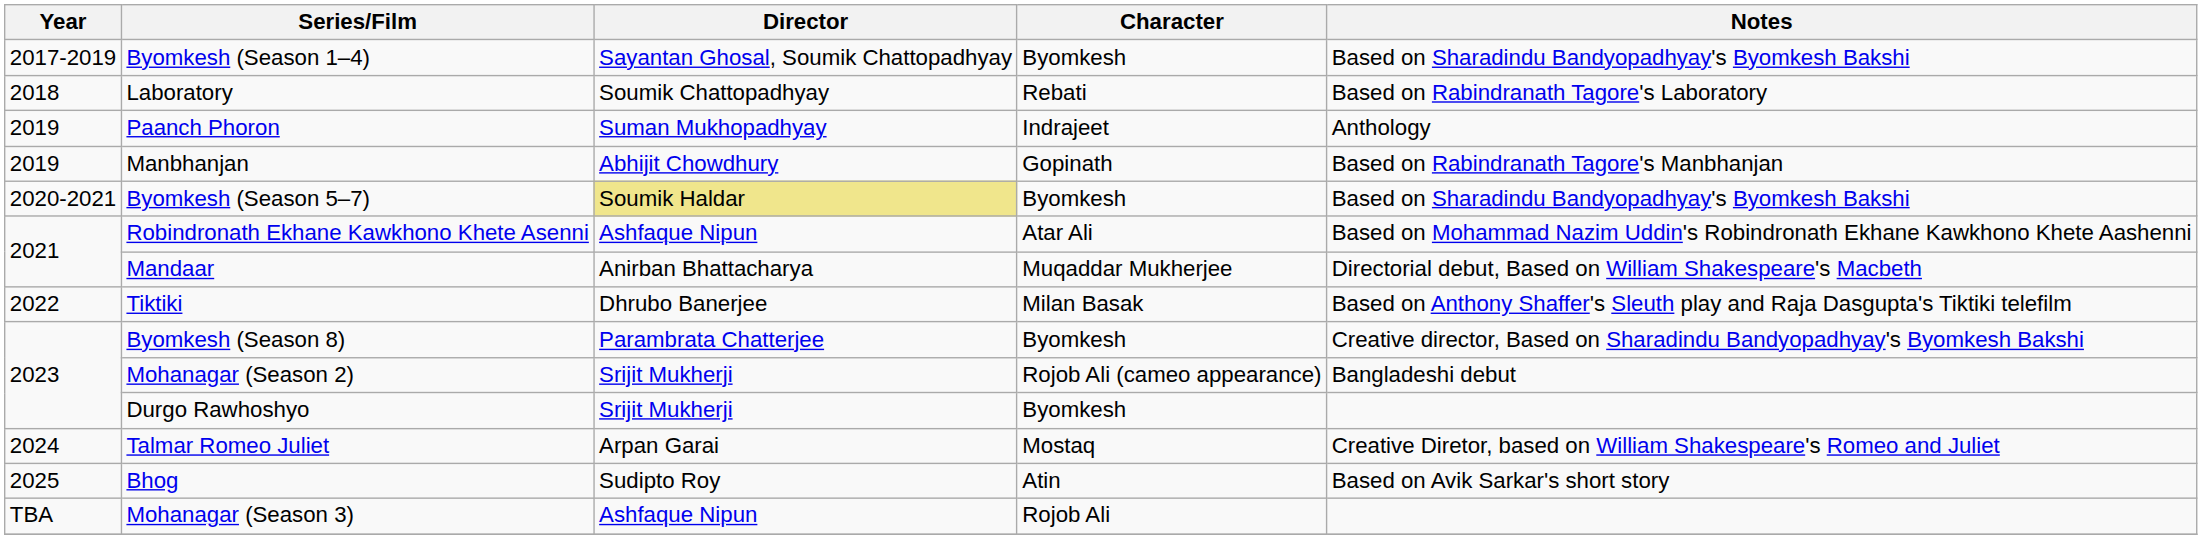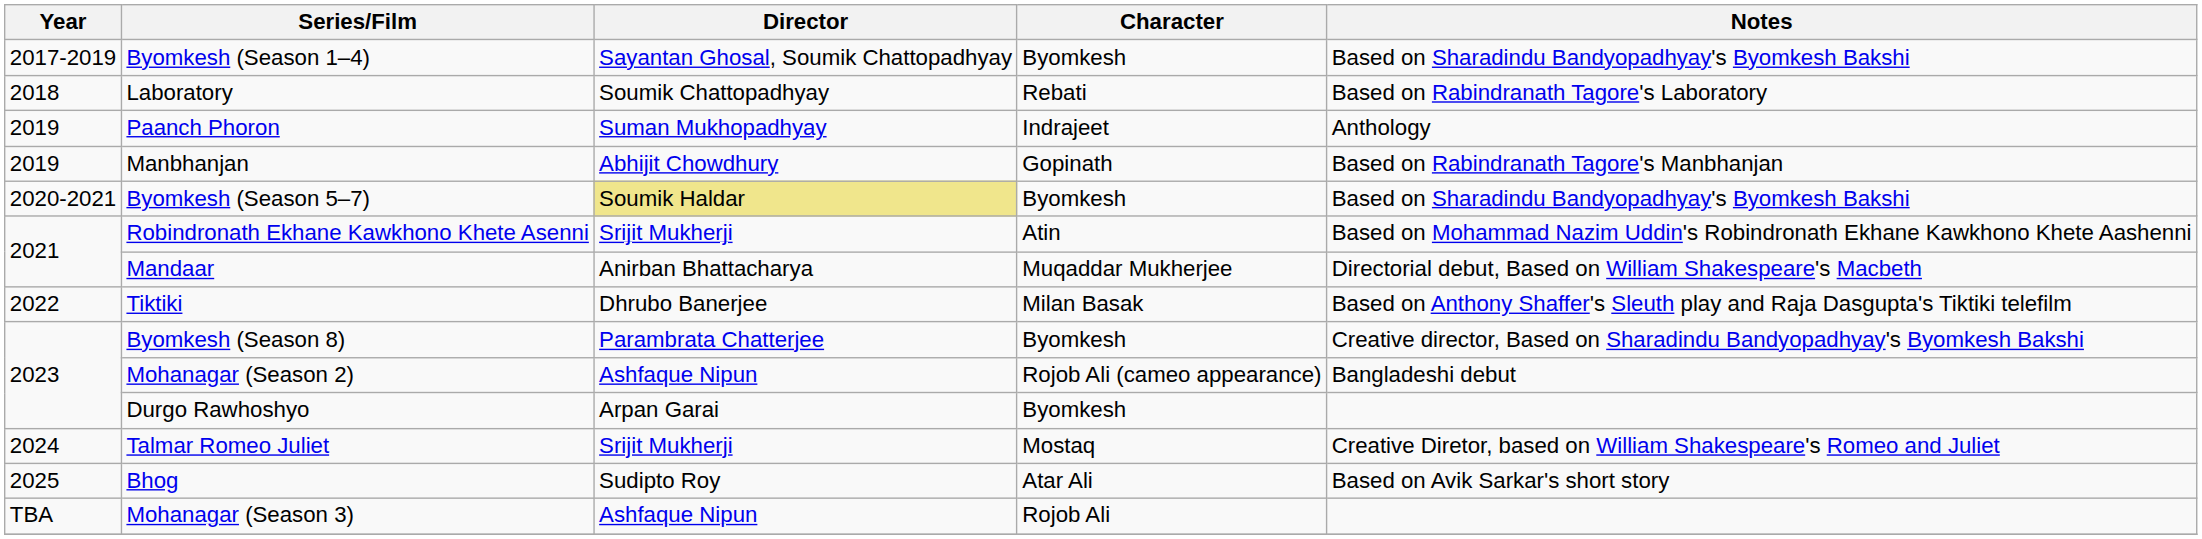(678, 233) Ashfaque Nipun -> (666, 233) Srijit Mukherji
(1058, 233) Atar Ali -> (1041, 233) Atin
(666, 374) Srijit Mukherji -> (678, 374) Ashfaque Nipun
(666, 410) Srijit Mukherji -> (659, 410) Arpan Garai
(659, 445) Arpan Garai -> (666, 445) Srijit Mukherji
(1041, 480) Atin -> (1058, 480) Atar Ali
